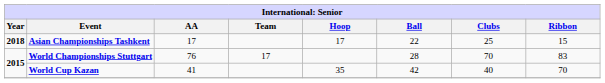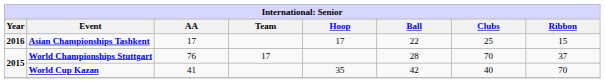(15, 41) 2018 -> (15, 41) 2016
(563, 55) 83 -> (563, 55) 37
